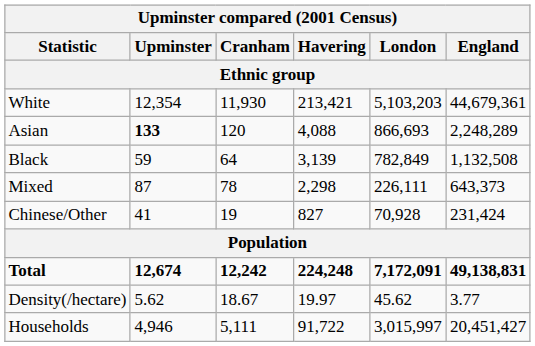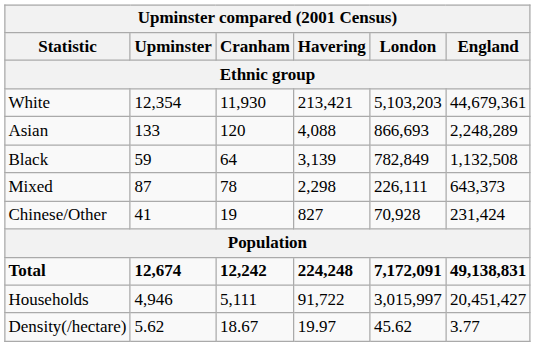(147, 130) bold -> (147, 130) normal
rows swapped: (67, 298) <-> (49, 327)
